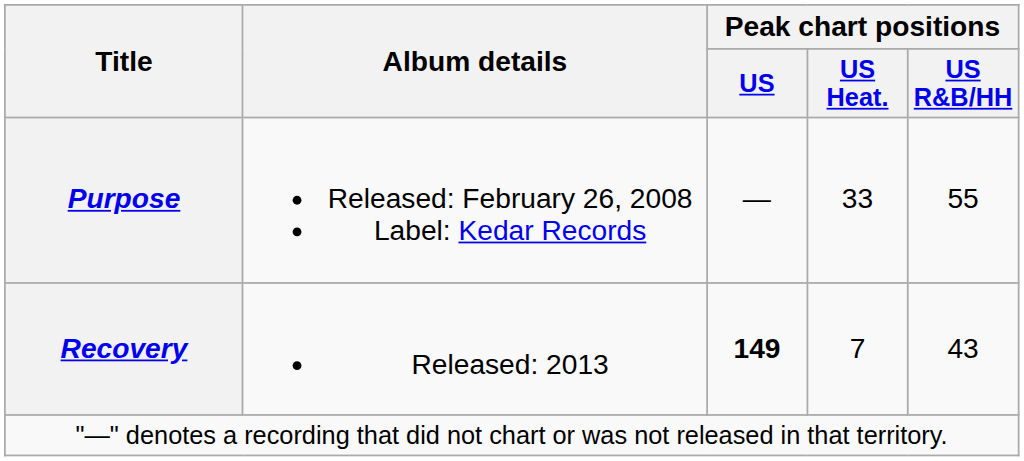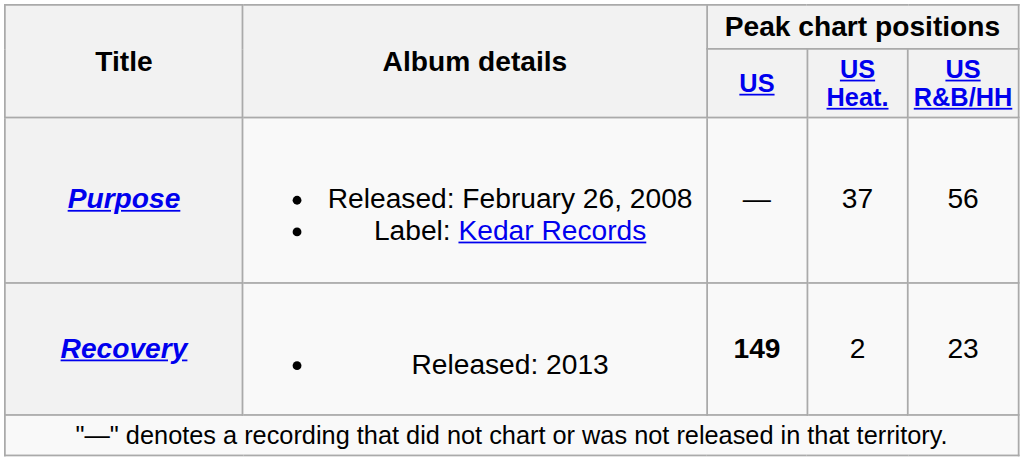(858, 199) 33 -> (858, 199) 37
(963, 199) 55 -> (963, 199) 56
(858, 348) 7 -> (858, 348) 2
(963, 348) 43 -> (963, 348) 23
